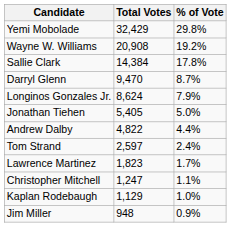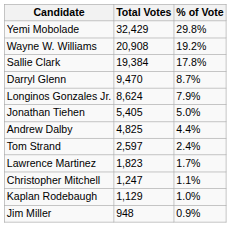(132, 63) 14,384 -> (132, 63) 19,384
(129, 130) 4,822 -> (129, 130) 4,825
